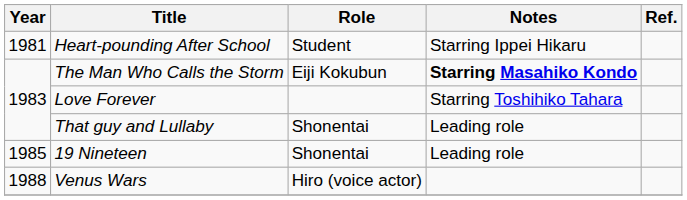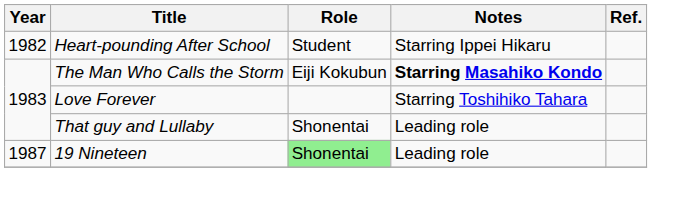(28, 45) 1981 -> (28, 45) 1982
(28, 153) 1985 -> (28, 153) 1987
(330, 153) no background -> (330, 153) lightgreen background
- row: (101, 180)
